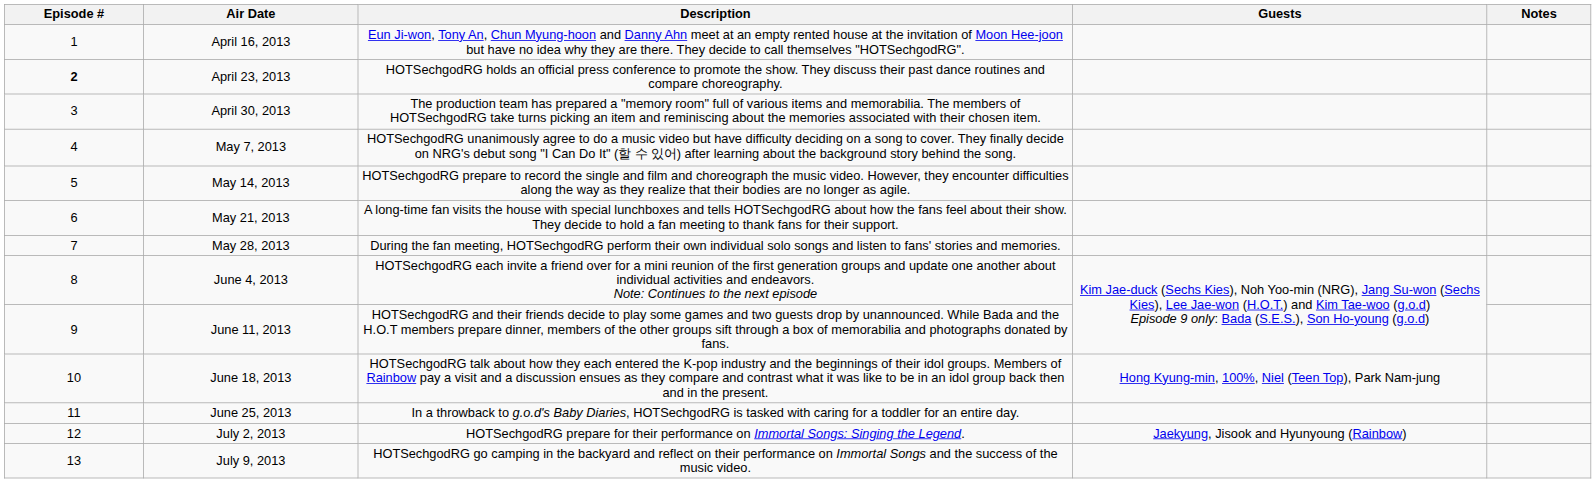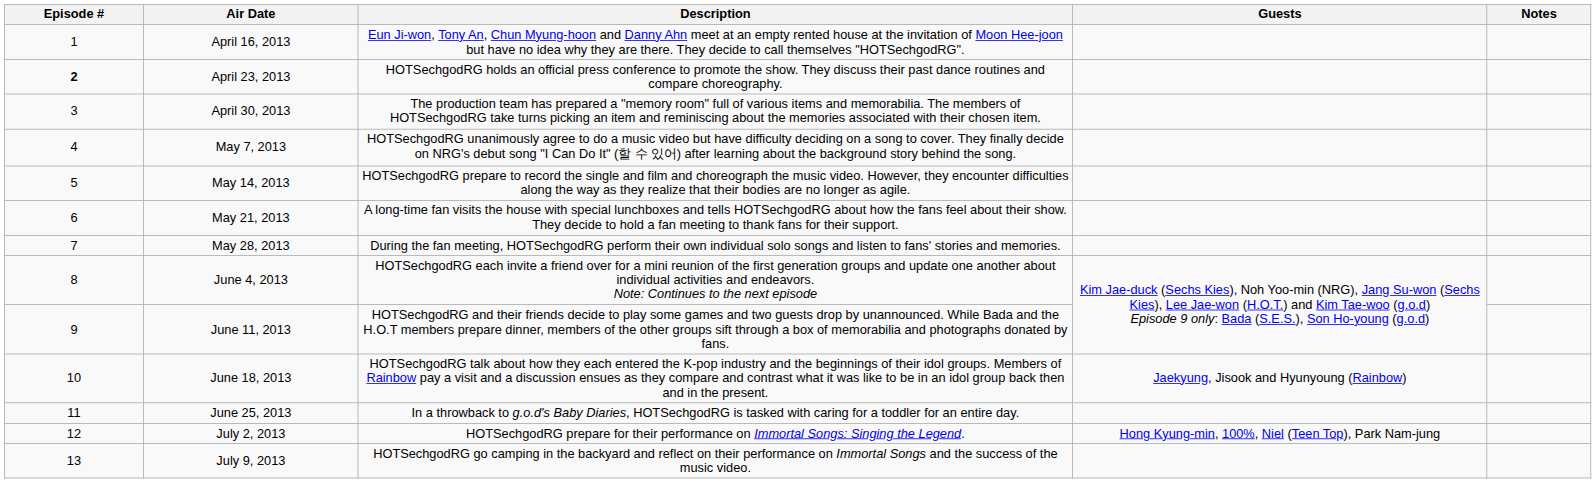(1280, 378) Hong Kyung-min, 100%, Niel (Teen Top), Park Nam-jung -> (1280, 378) Jaekyung, Jisook and Hyunyoung (Rainbow)
(1280, 433) Jaekyung, Jisook and Hyunyoung (Rainbow) -> (1280, 433) Hong Kyung-min, 100%, Niel (Teen Top), Park Nam-jung
